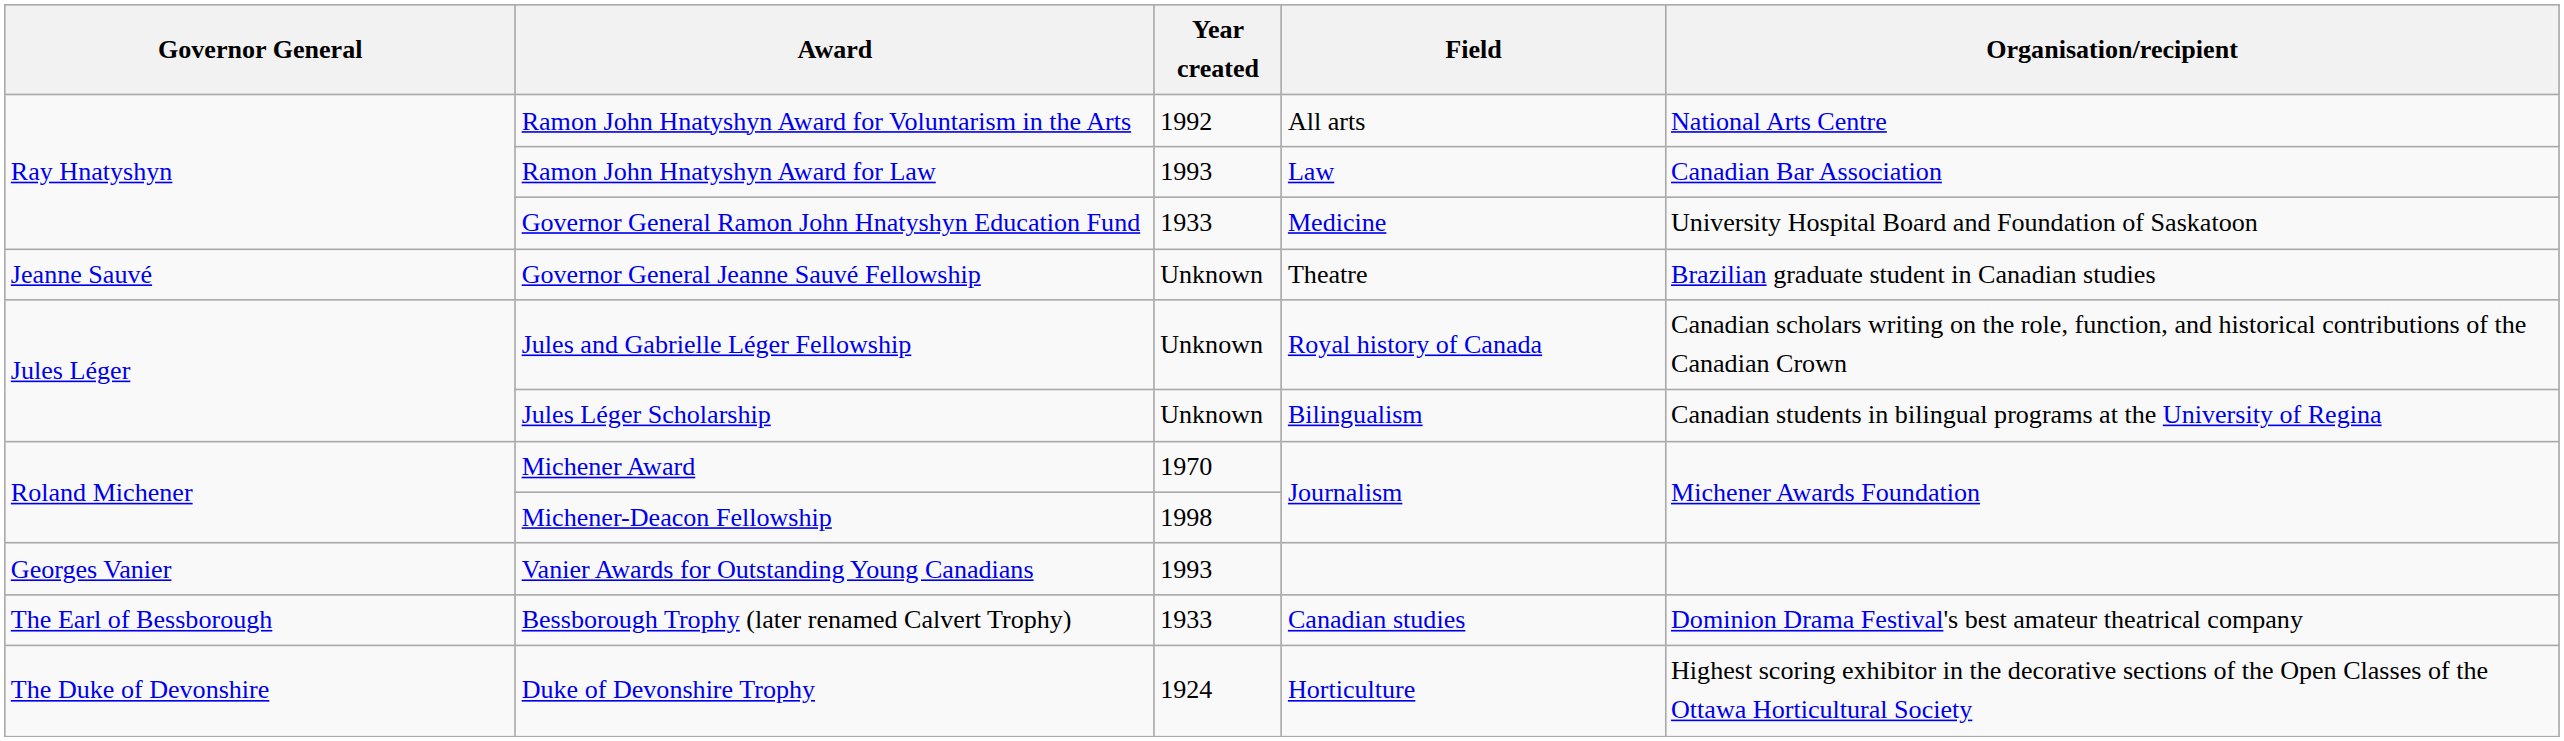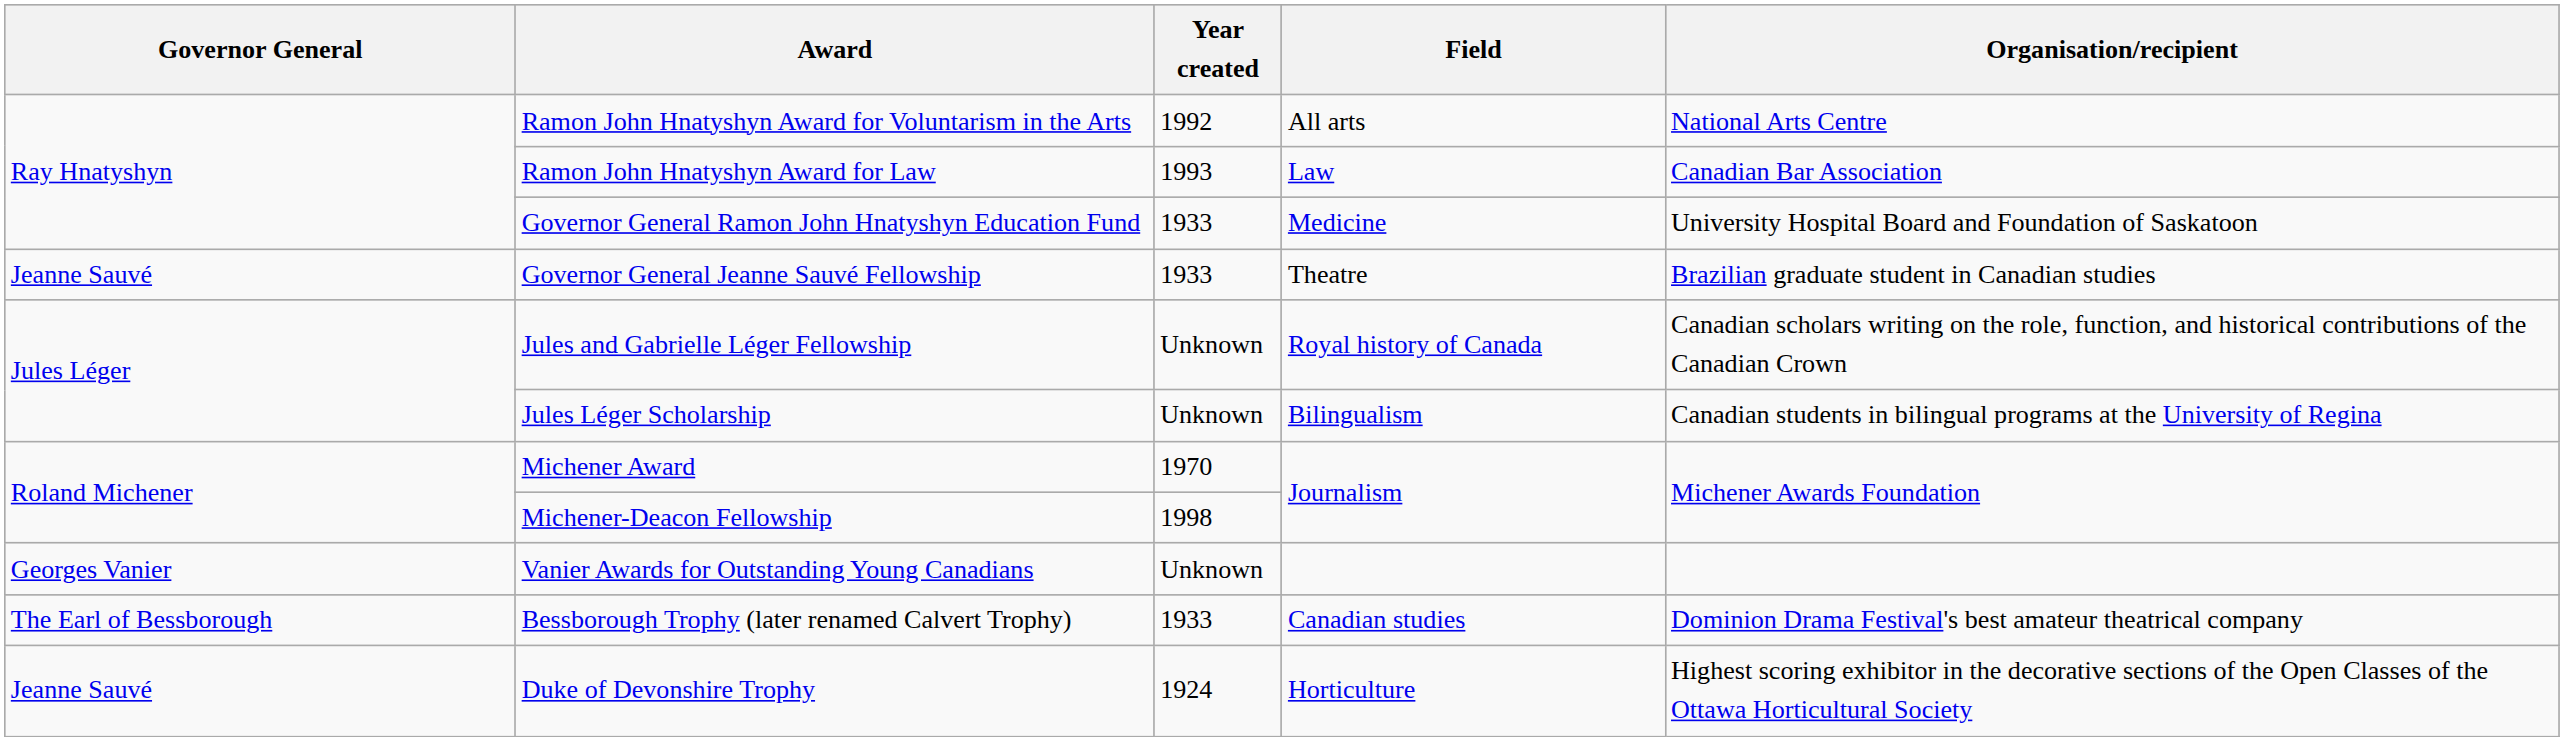(1212, 273) Unknown -> (1186, 273) 1933
(1186, 568) 1993 -> (1212, 568) Unknown
(140, 690) The Duke of Devonshire -> (81, 690) Jeanne Sauvé
